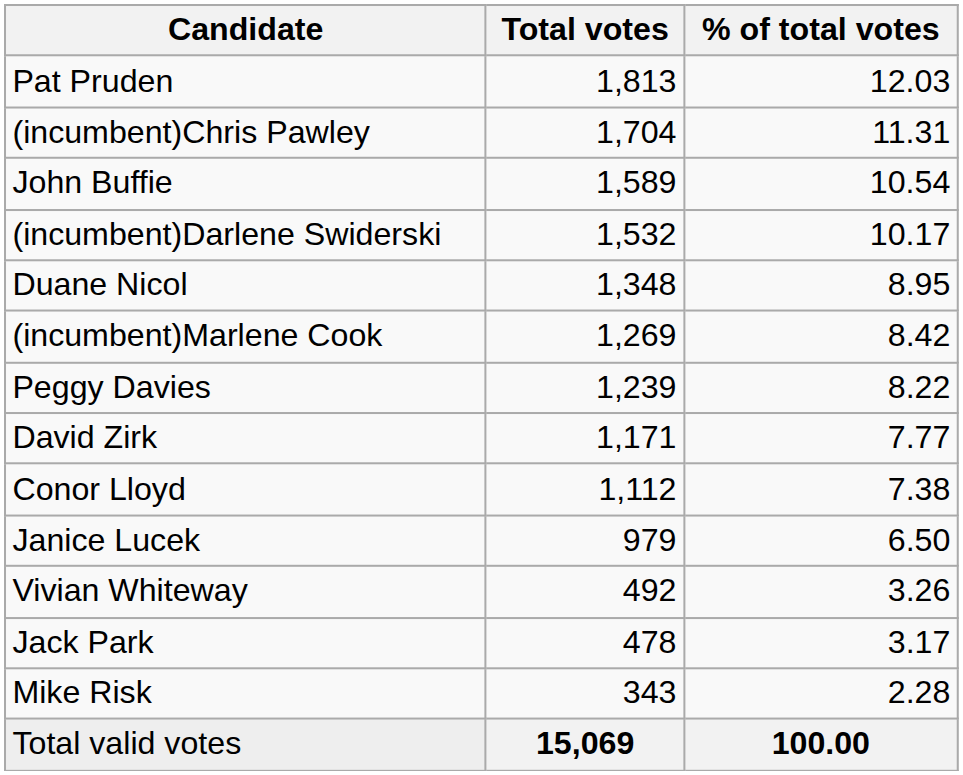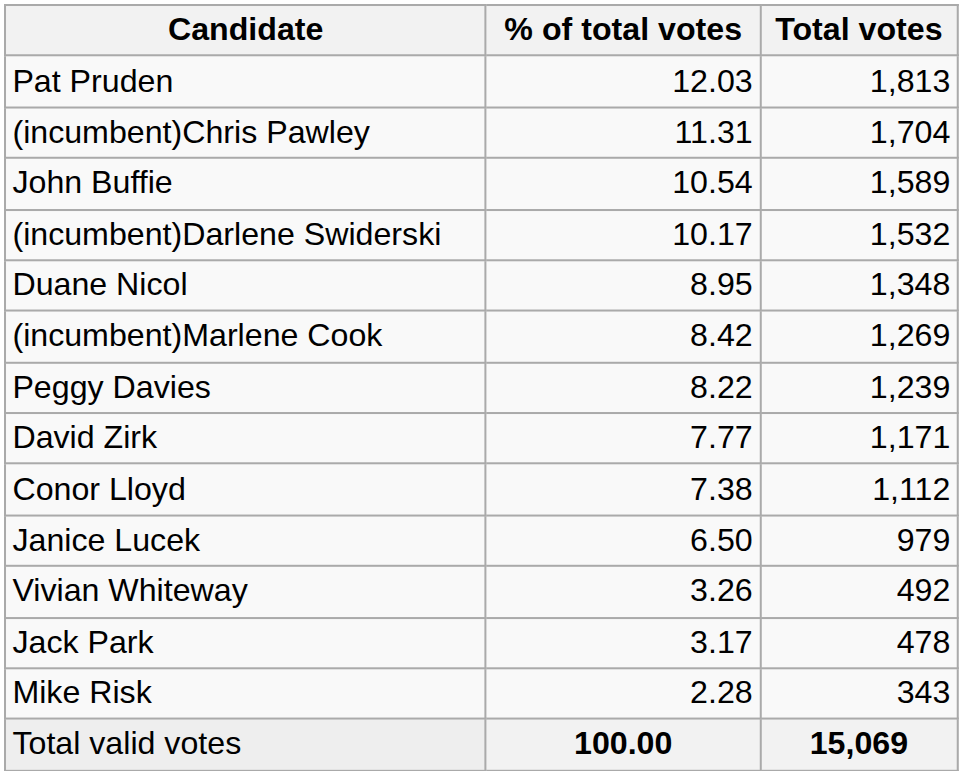columns swapped: (585, 30) <-> (821, 30)
